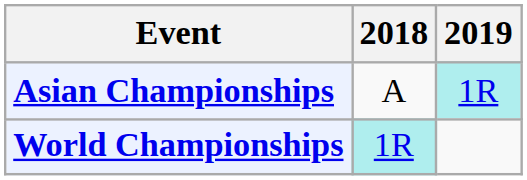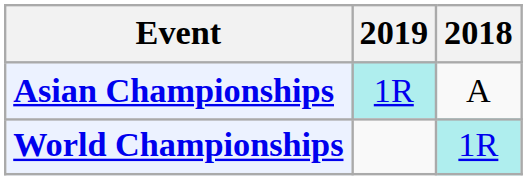columns swapped: (394, 33) <-> (478, 33)
